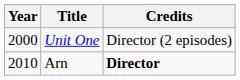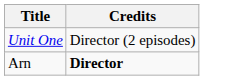- column: (23, 16)
